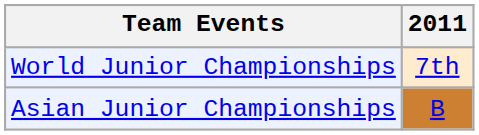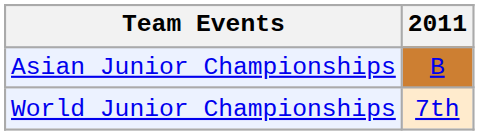rows swapped: (203, 108) <-> (203, 67)
